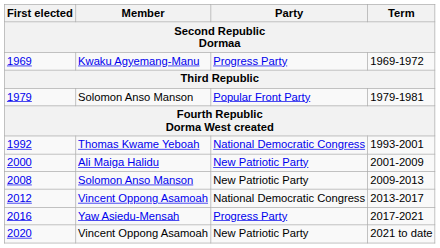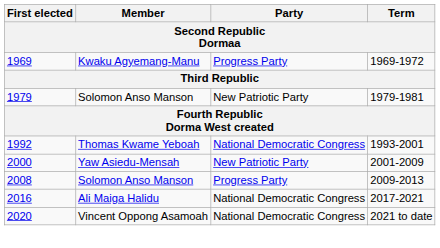(262, 97) Popular Front Party -> (261, 97) New Patriotic Party
(119, 162) Ali Maiga Halidu -> (129, 162) Yaw Asiedu-Mensah
(261, 180) New Patriotic Party -> (250, 180) Progress Party
- row: (19, 198)
(129, 216) Yaw Asiedu-Mensah -> (119, 198) Ali Maiga Halidu
(250, 216) Progress Party -> (289, 198) National Democratic Congress
(261, 233) New Patriotic Party -> (289, 216) National Democratic Congress
